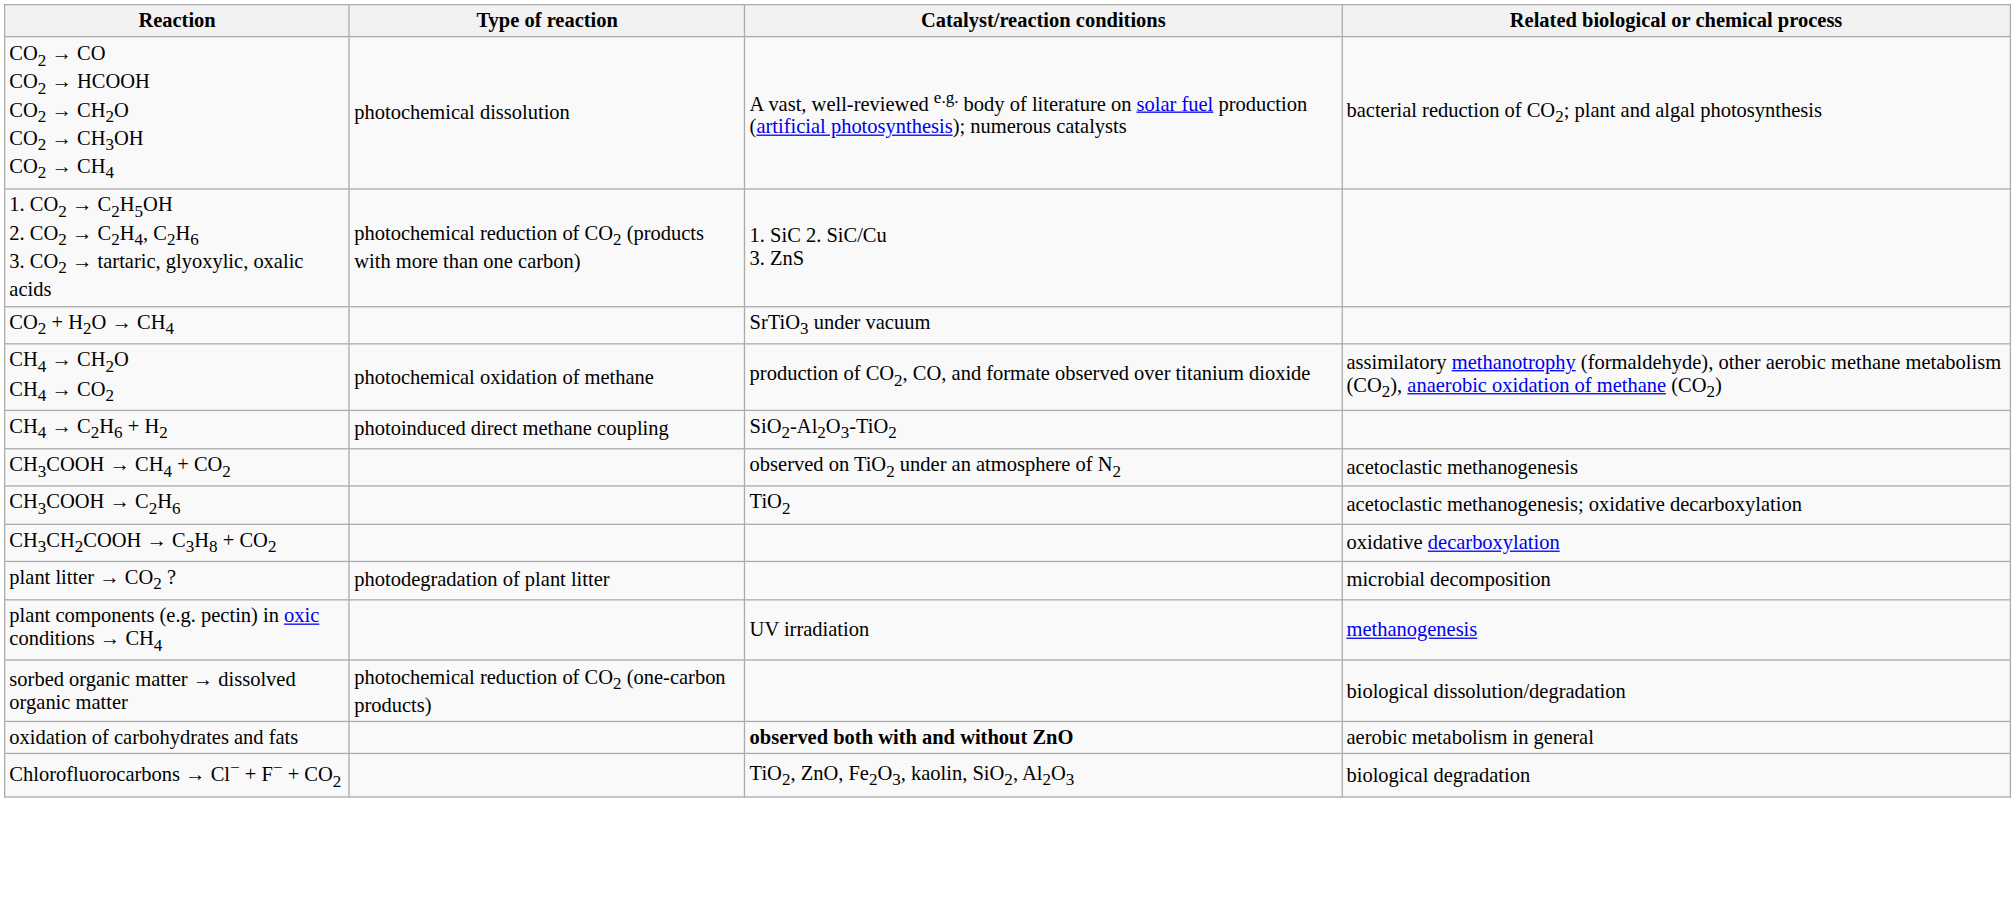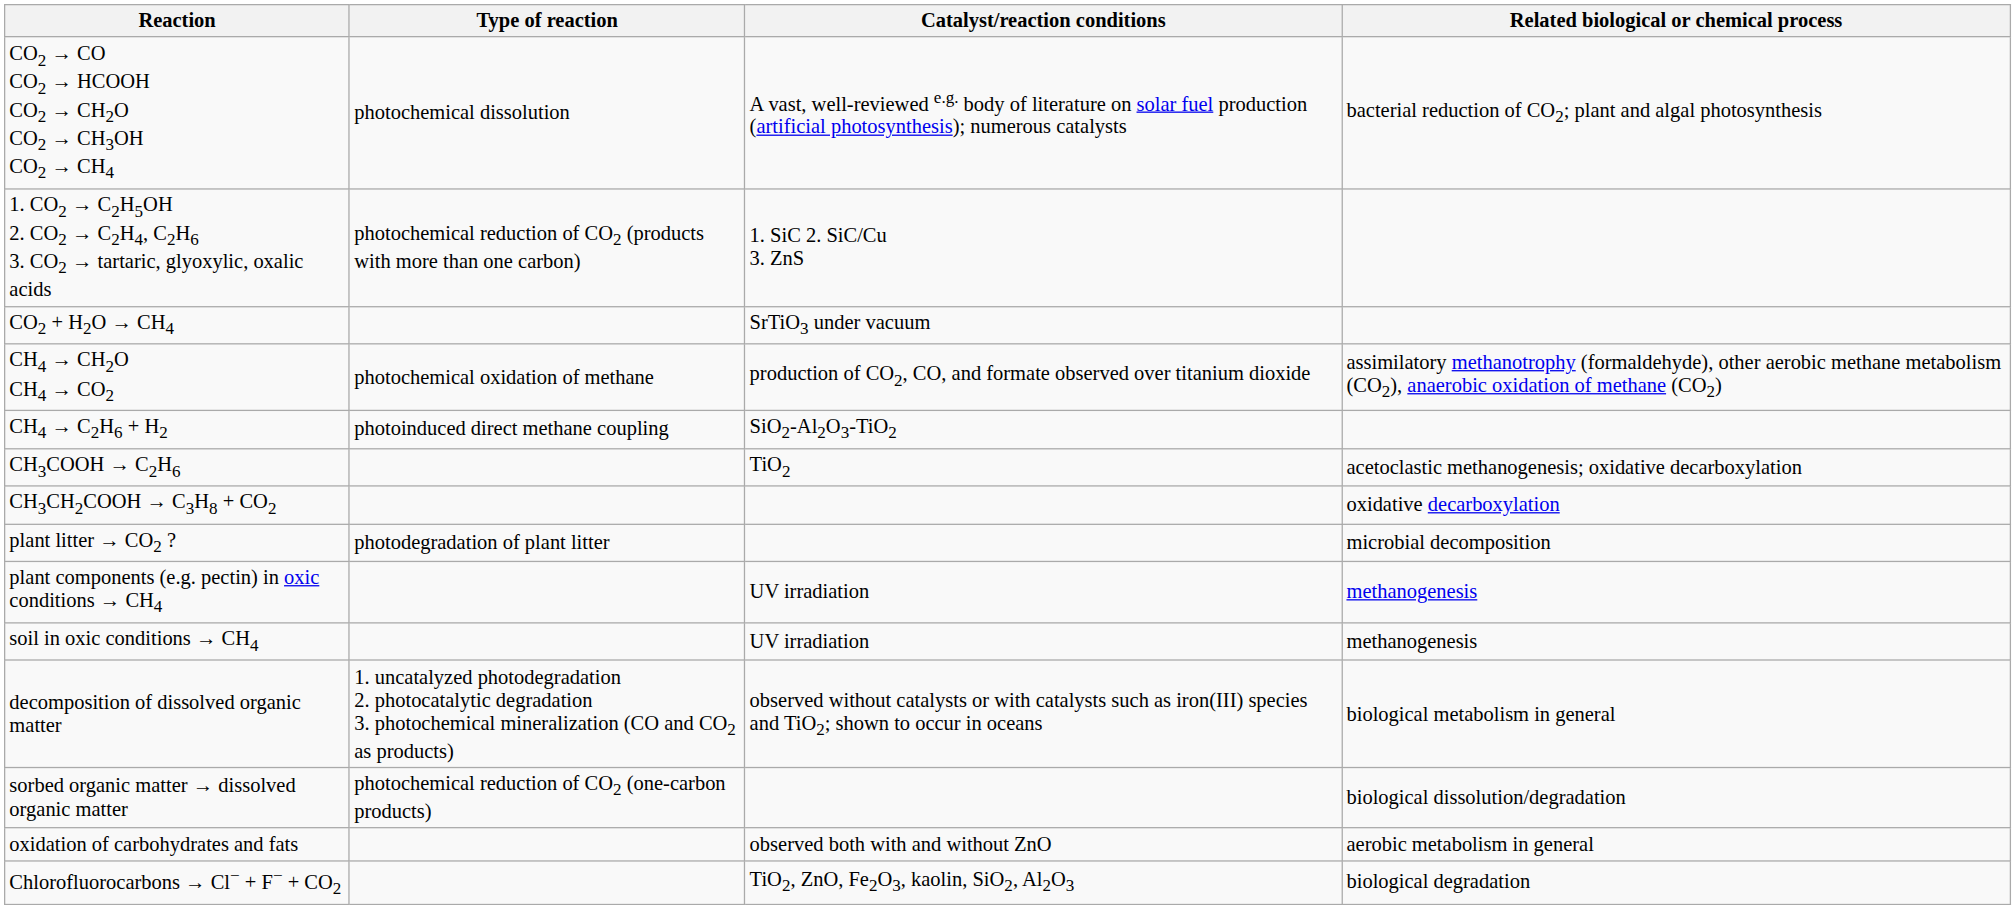- row: (120, 466)
+ row: (134, 641)
+ row: (155, 713)
(911, 737) bold -> (901, 844) normal
